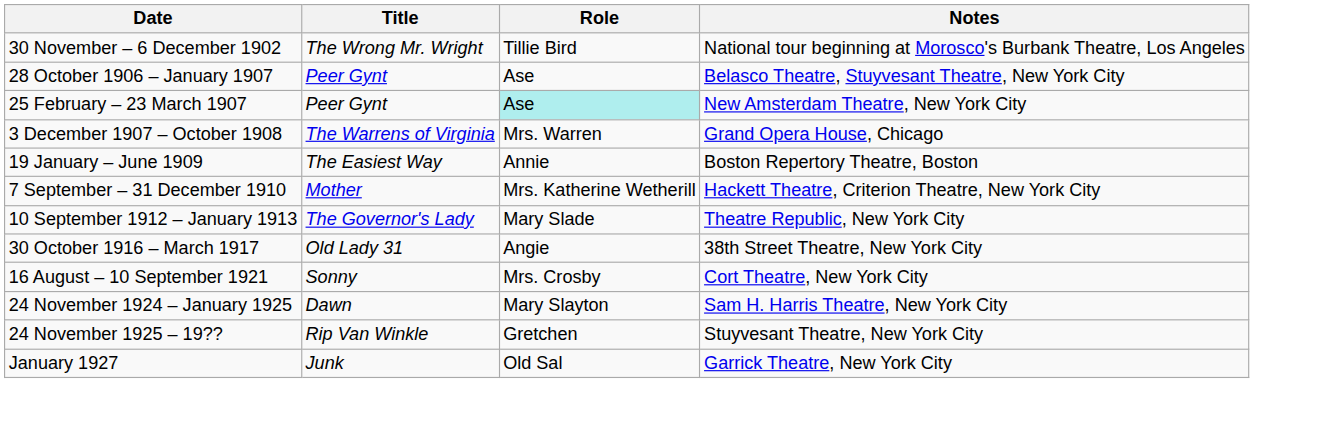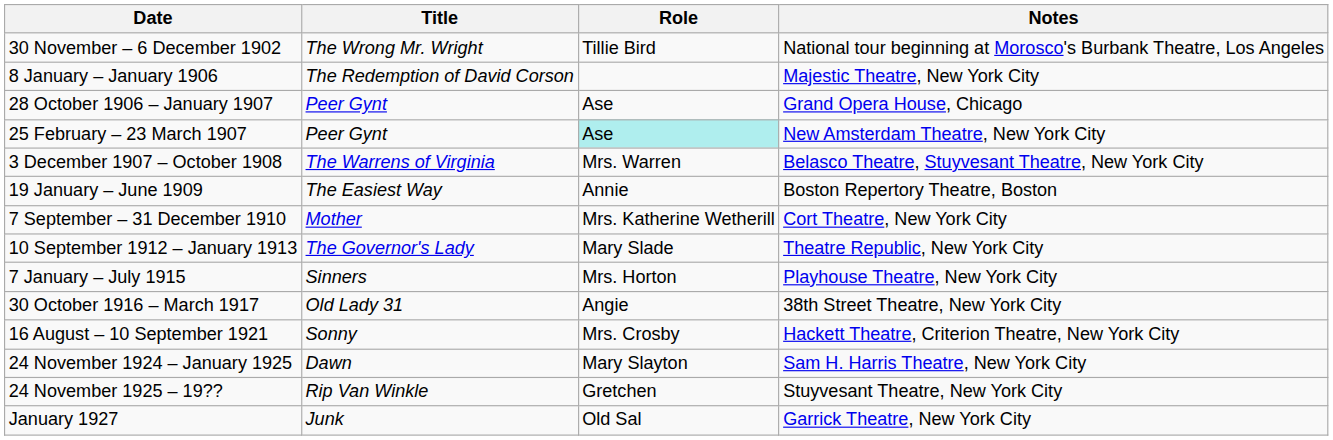+ row: (113, 76)
(914, 76) Belasco Theatre, Stuyvesant Theatre, New York City -> (903, 104) Grand Opera House, Chicago
(824, 133) Grand Opera House, Chicago -> (993, 162) Belasco Theatre, Stuyvesant Theatre, New York City
(902, 190) Hackett Theatre, Criterion Theatre, New York City -> (895, 219) Cort Theatre, New York City
+ row: (97, 276)
(816, 276) Cort Theatre, New York City -> (981, 334) Hackett Theatre, Criterion Theatre, New York City
